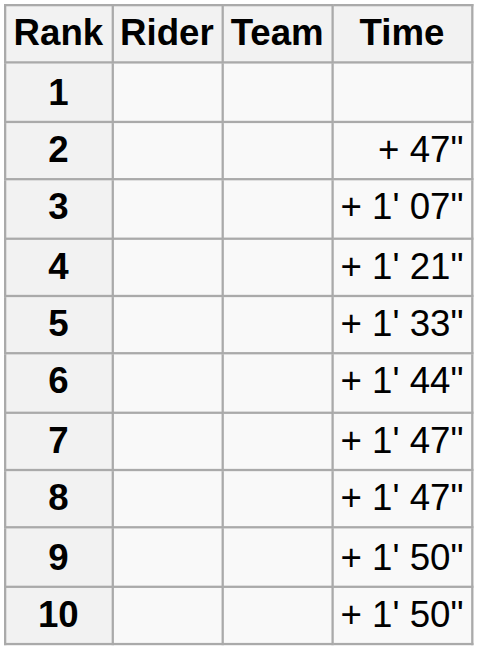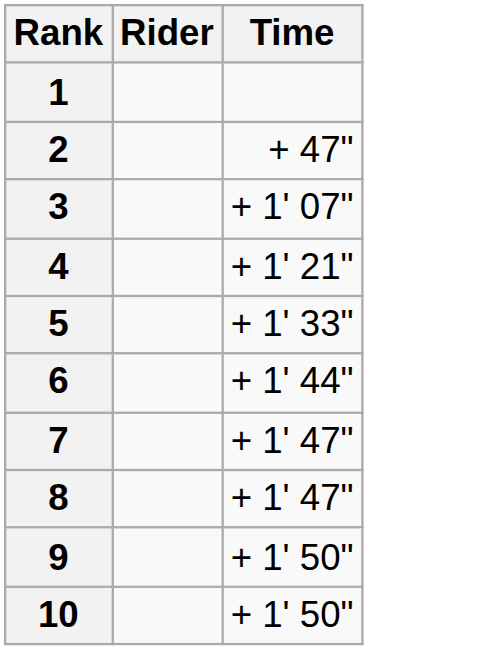- column: (277, 33)
